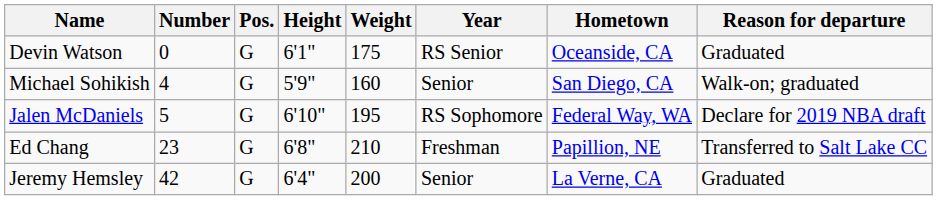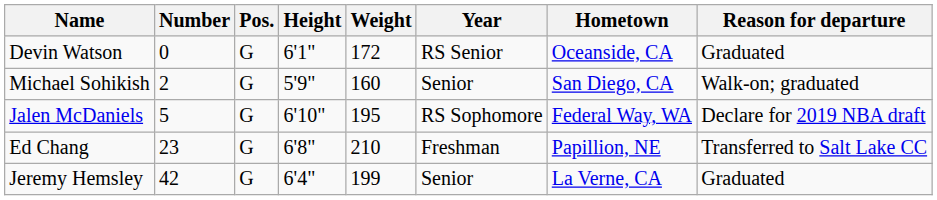(366, 52) 175 -> (366, 52) 172
(164, 83) 4 -> (164, 83) 2
(366, 178) 200 -> (366, 178) 199
